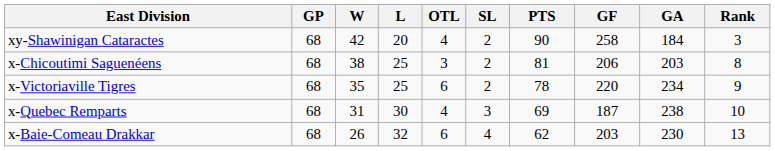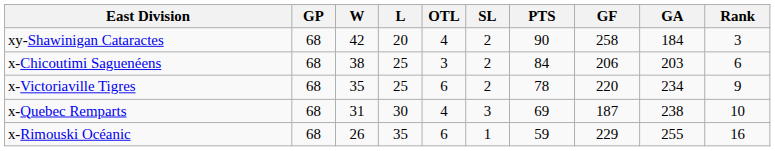(542, 63) 81 -> (542, 63) 84
(738, 63) 8 -> (738, 63) 6
- row: (81, 134)
+ row: (69, 134)
